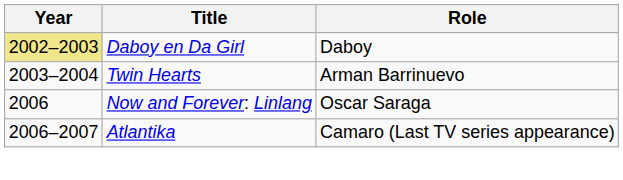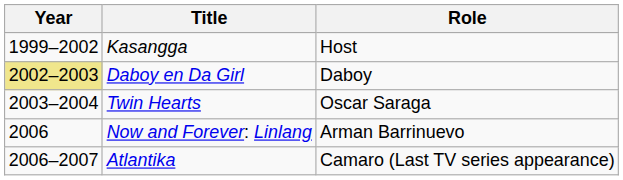+ row: (147, 47)
(392, 75) Arman Barrinuevo -> (375, 103) Oscar Saraga
(375, 103) Oscar Saraga -> (392, 132) Arman Barrinuevo
